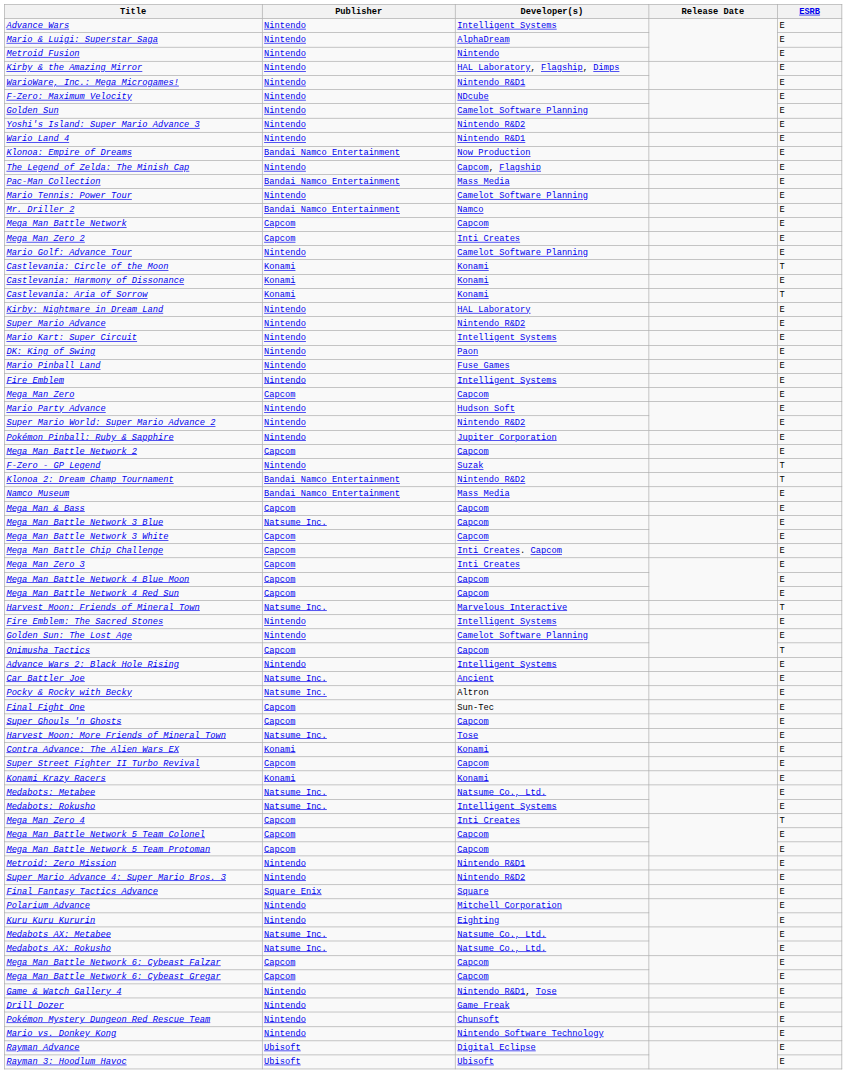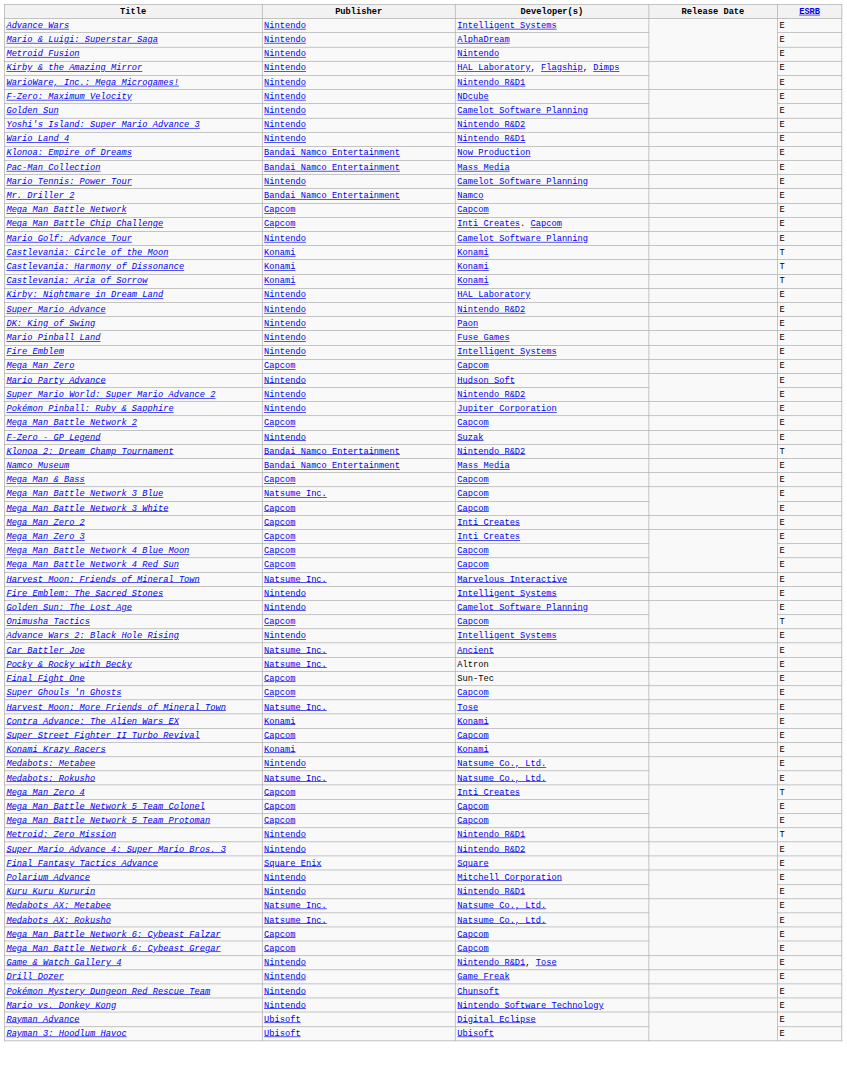- row: (98, 168)
rows swapped: (85, 551) <-> (46, 239)
(782, 281) E -> (782, 267) T
- row: (72, 338)
(782, 466) T -> (782, 437) E
(782, 608) T -> (782, 579) E
(295, 792) Natsume Inc. -> (285, 764) Nintendo
(507, 806) Intelligent Systems -> (502, 778) Natsume Co., Ltd.
(782, 863) E -> (782, 835) T
(478, 920) Eighting -> (491, 892) Nintendo R&D1
